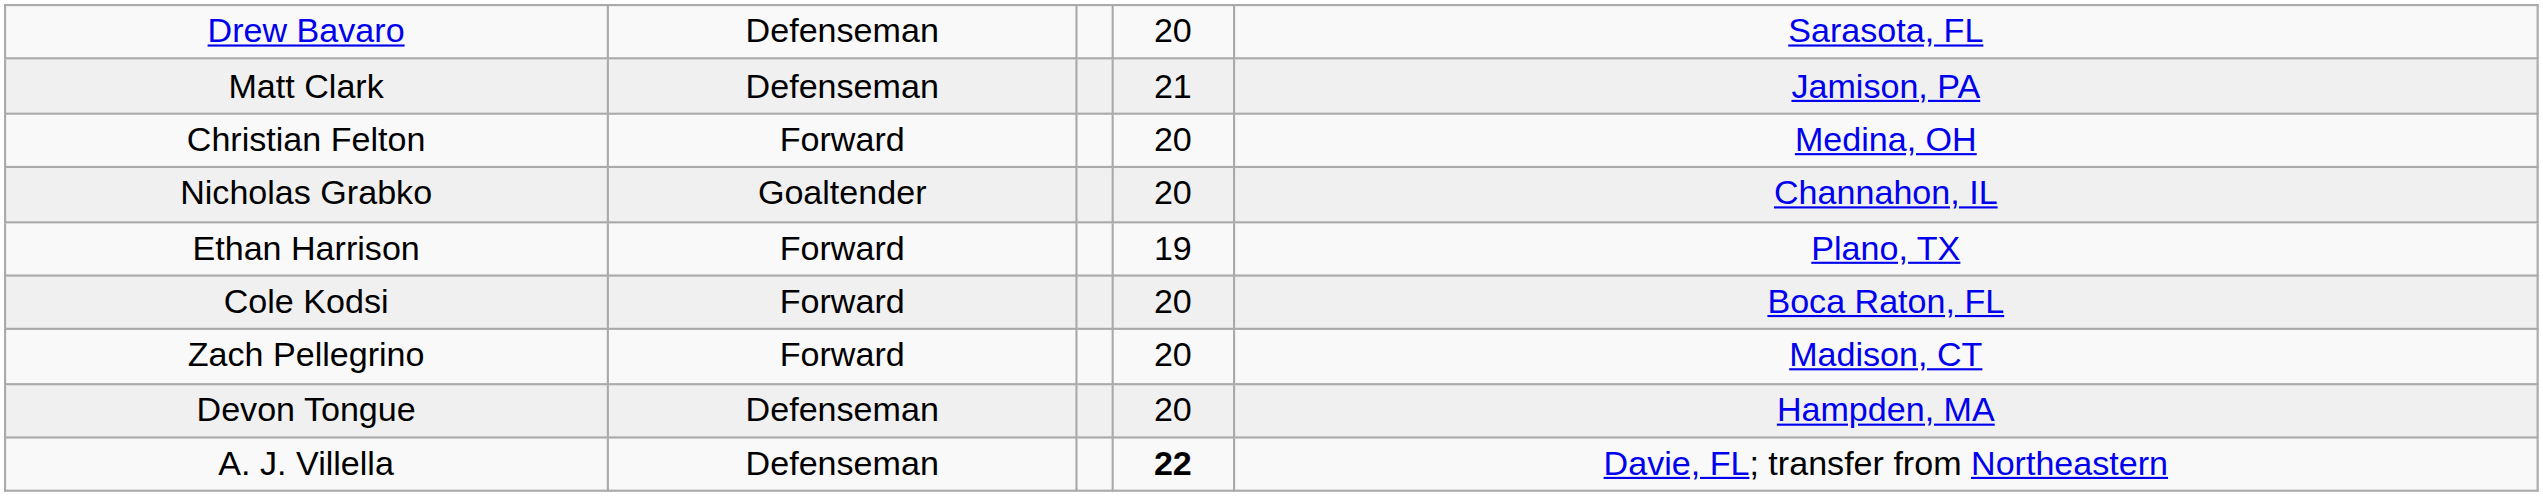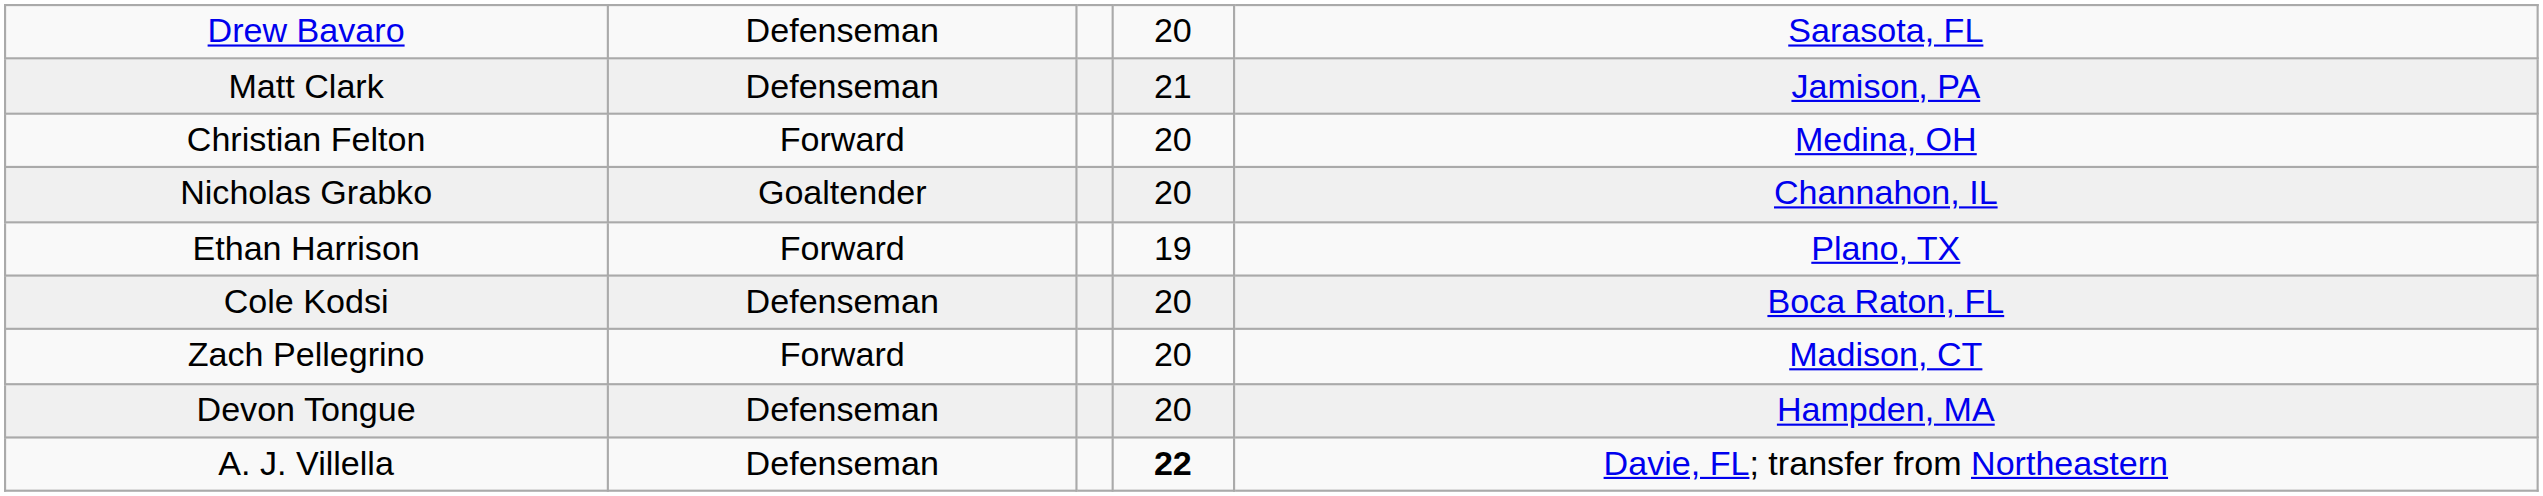(842, 301) Forward -> (842, 301) Defenseman
